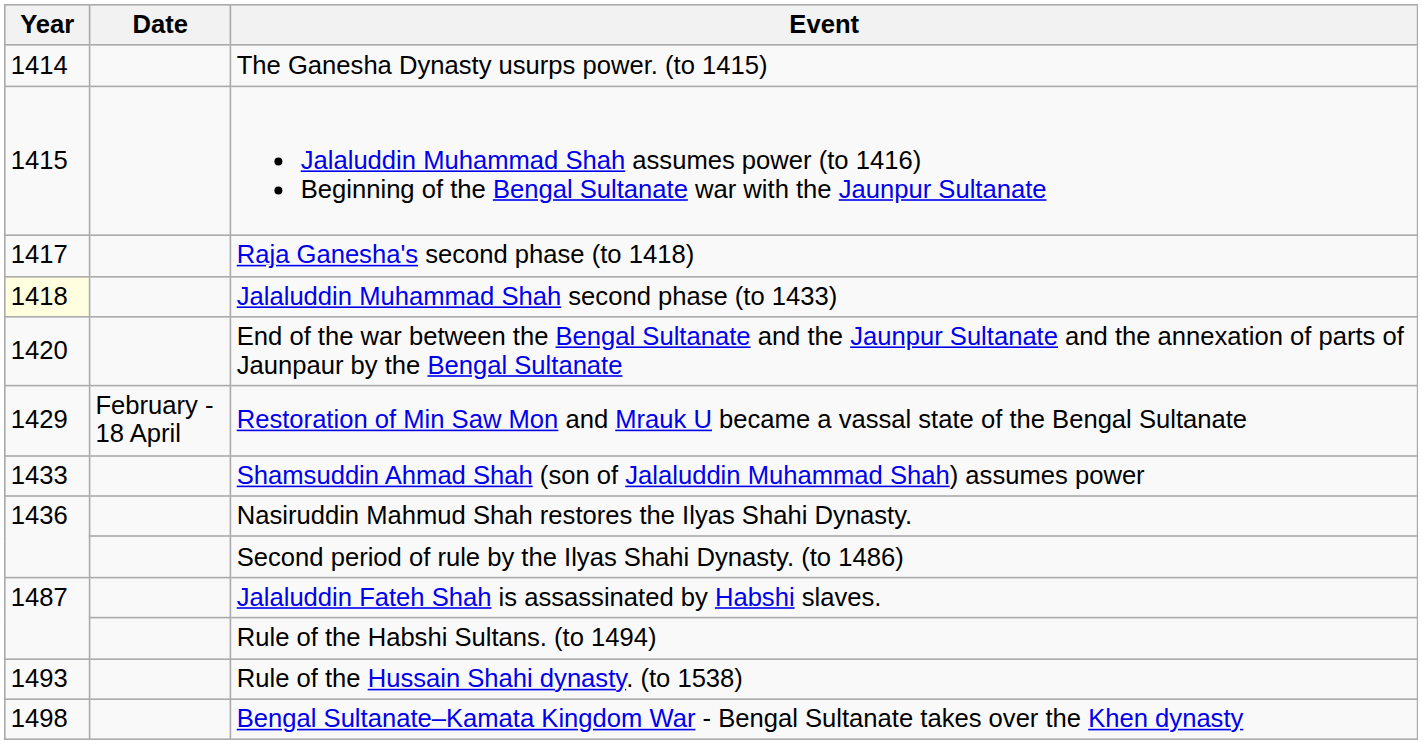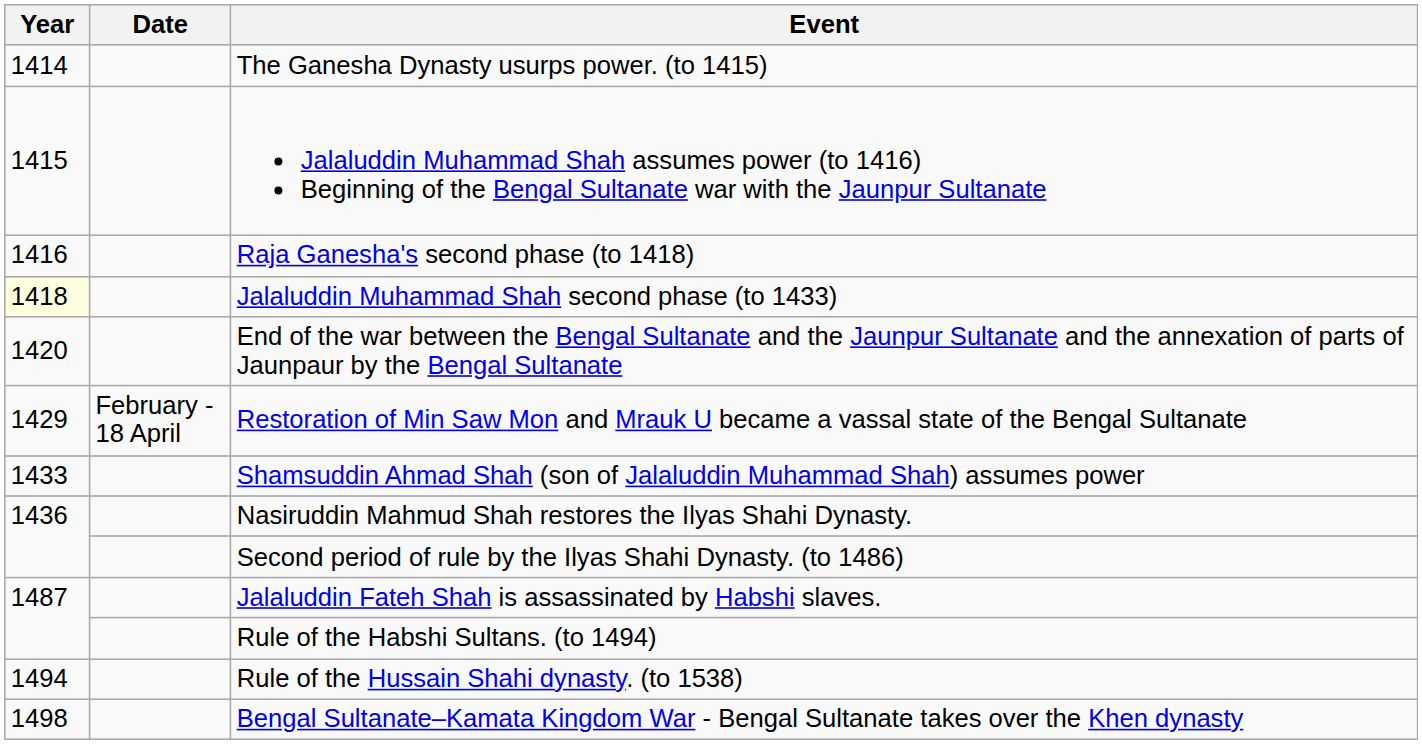(39, 255) 1417 -> (39, 255) 1416
(39, 678) 1493 -> (39, 678) 1494
